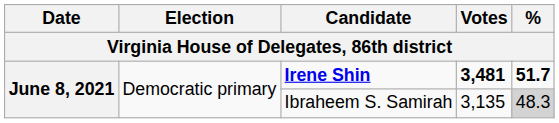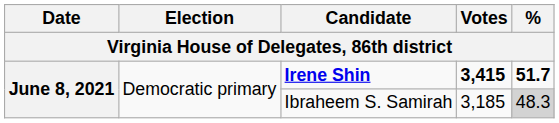(483, 74) 3,481 -> (483, 74) 3,415
(483, 103) 3,135 -> (483, 103) 3,185
